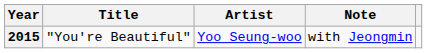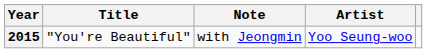columns swapped: (249, 15) <-> (360, 15)
